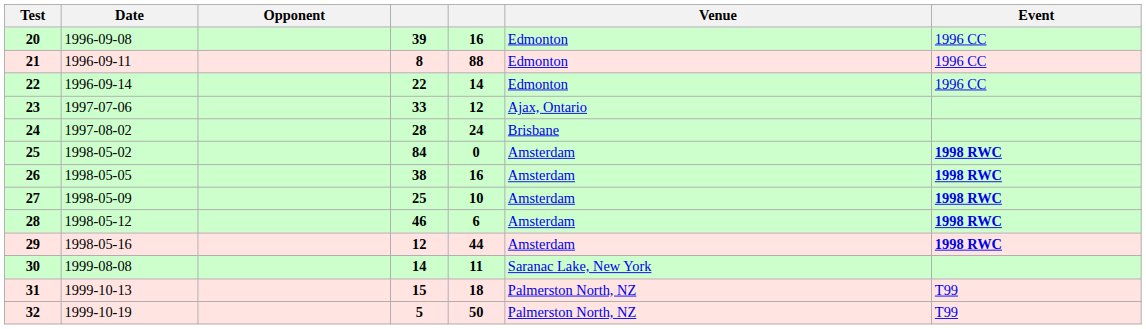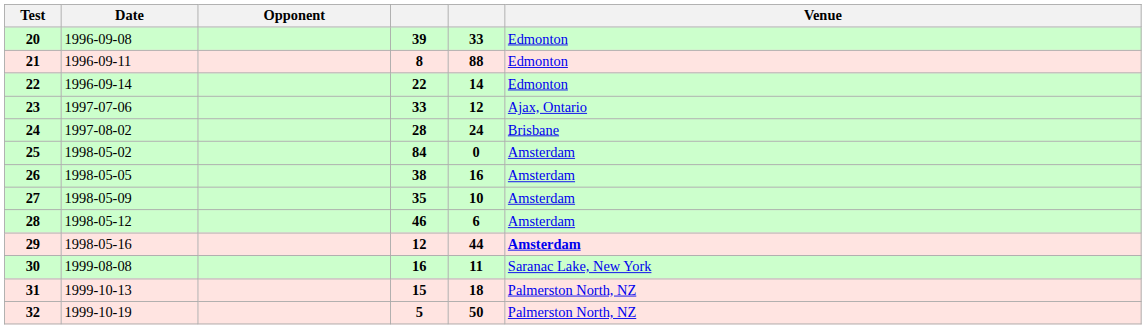- column: (1036, 15)
(476, 38) 16 -> (476, 38) 33
(419, 198) 25 -> (419, 198) 35
(541, 244) normal -> (544, 244) bold
(419, 267) 14 -> (419, 267) 16
